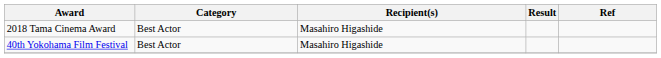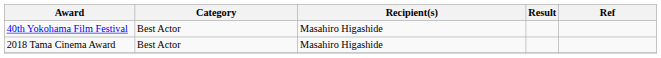rows swapped: (67, 45) <-> (61, 28)
